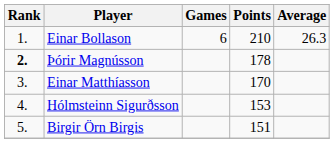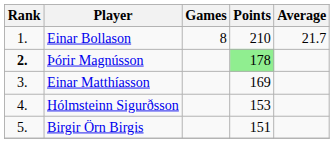(222, 37) 6 -> (222, 37) 8
(312, 37) 26.3 -> (312, 37) 21.7
(259, 60) no background -> (259, 60) lightgreen background
(259, 82) 170 -> (259, 82) 169
